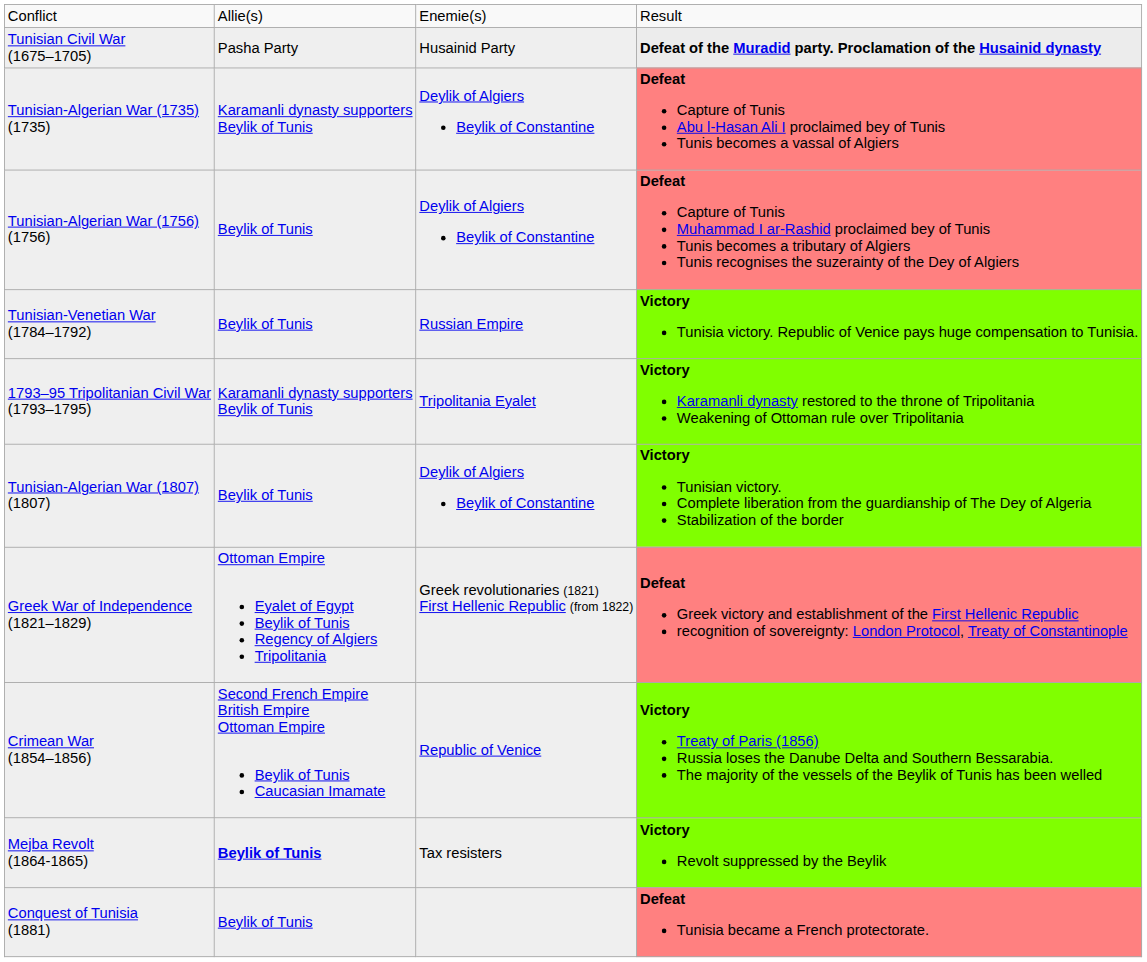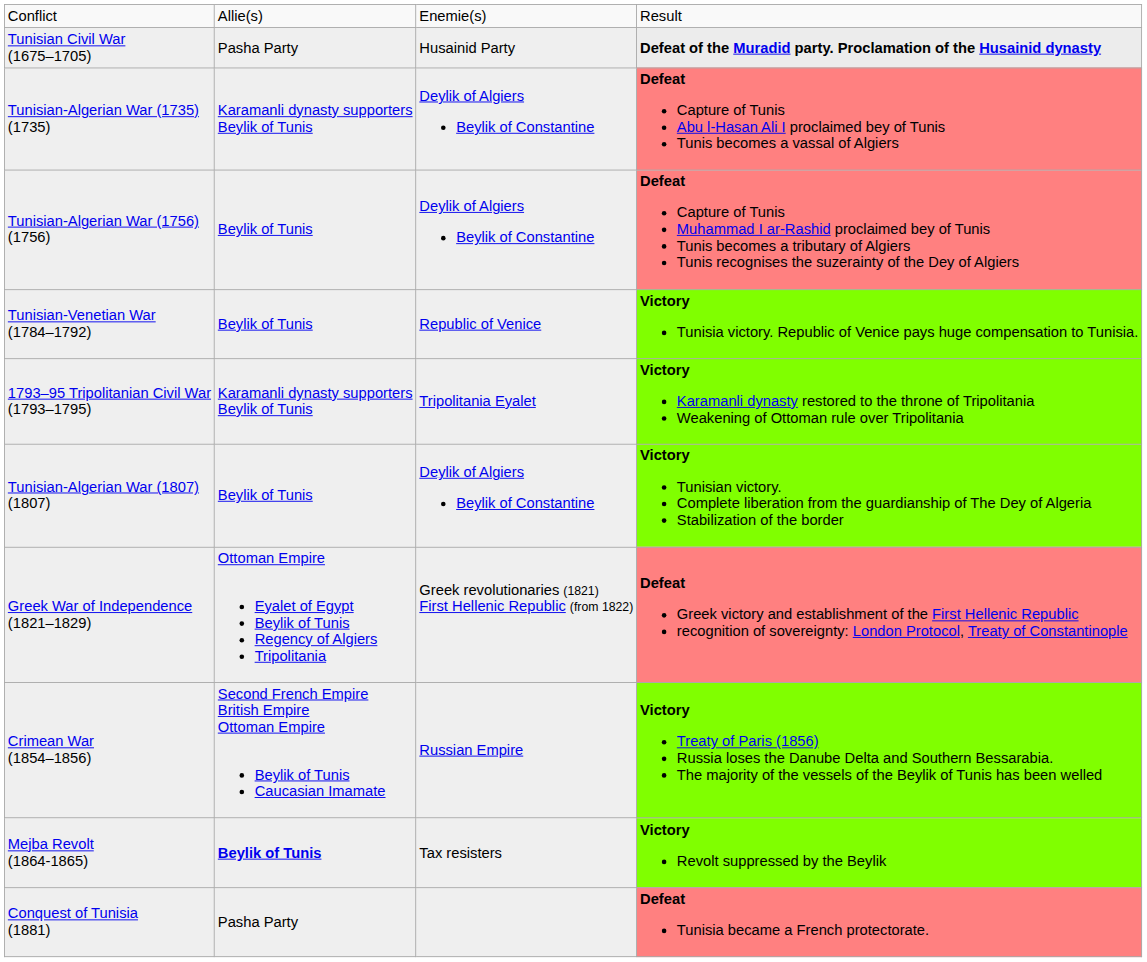(471, 323) Russian Empire -> (480, 323) Republic of Venice
(480, 750) Republic of Venice -> (471, 750) Russian Empire
(265, 922) Beylik of Tunis -> (258, 922) Pasha Party
